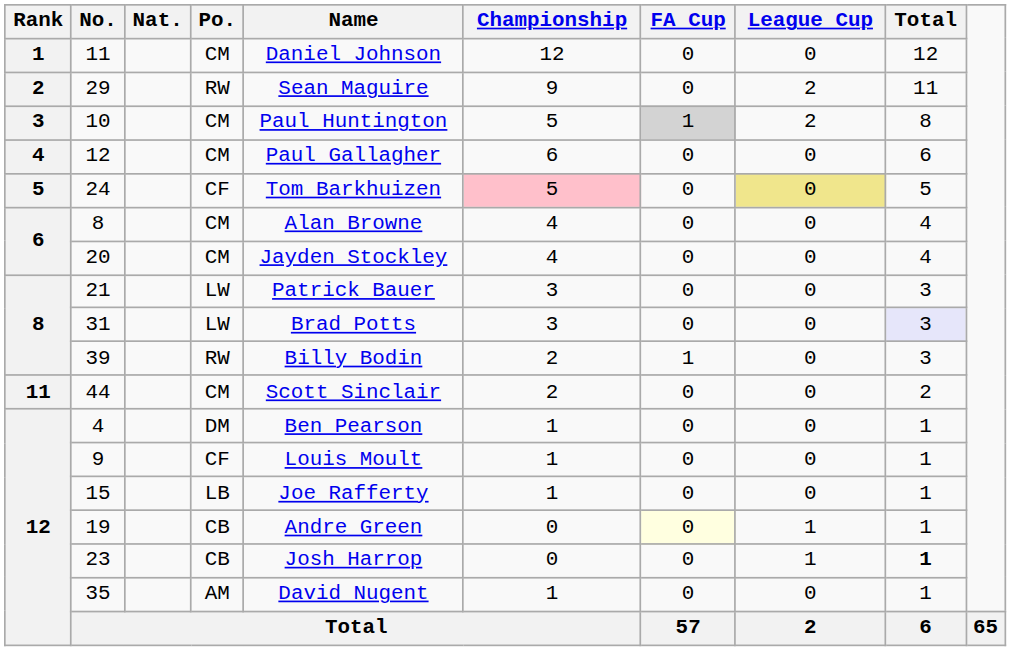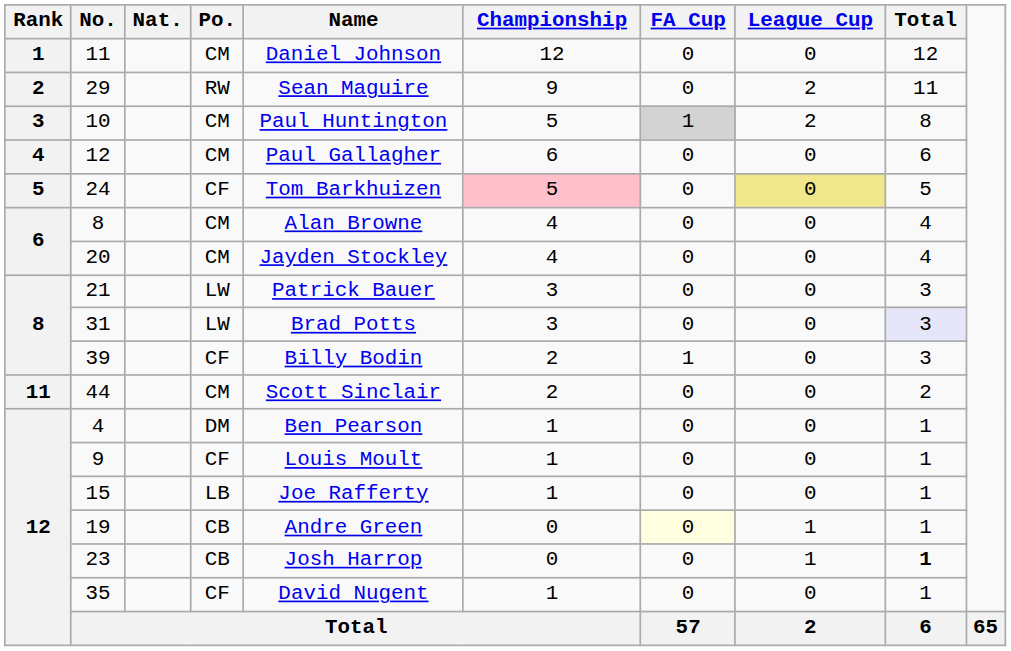(217, 359) RW -> (217, 359) CF
(217, 595) AM -> (217, 595) CF
